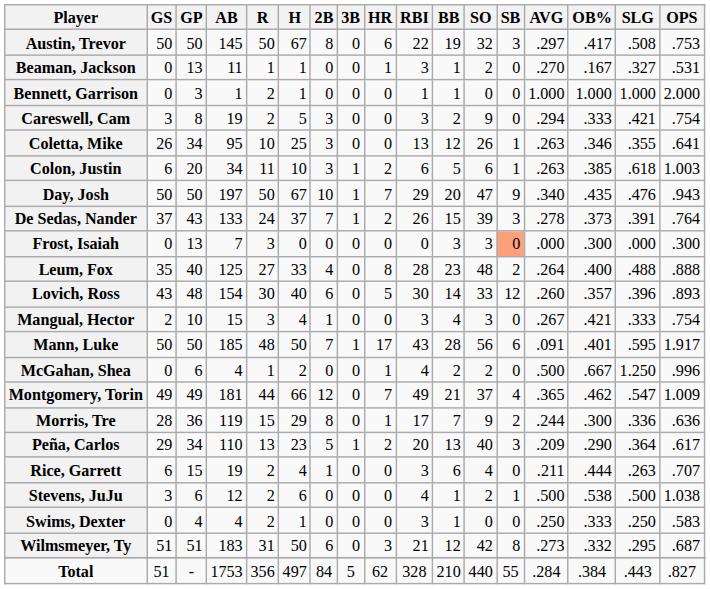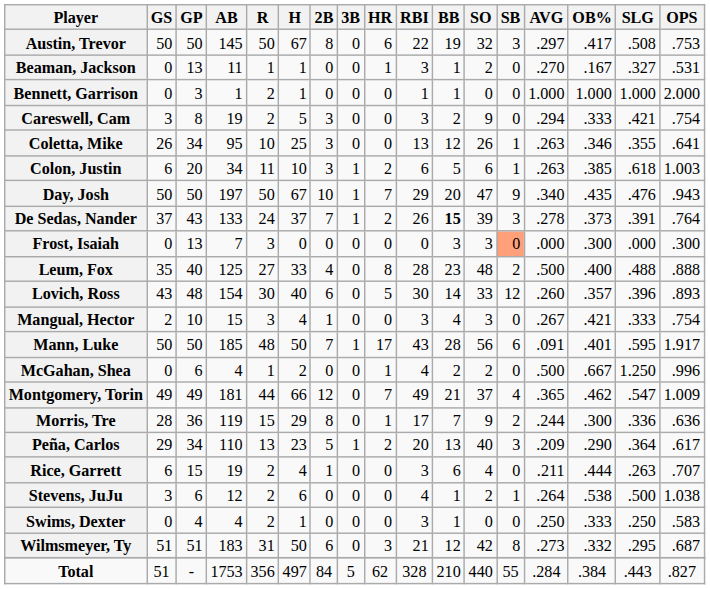(453, 219) normal -> (453, 219) bold
(550, 269) .264 -> (550, 269) .500
(550, 495) .500 -> (550, 495) .264
